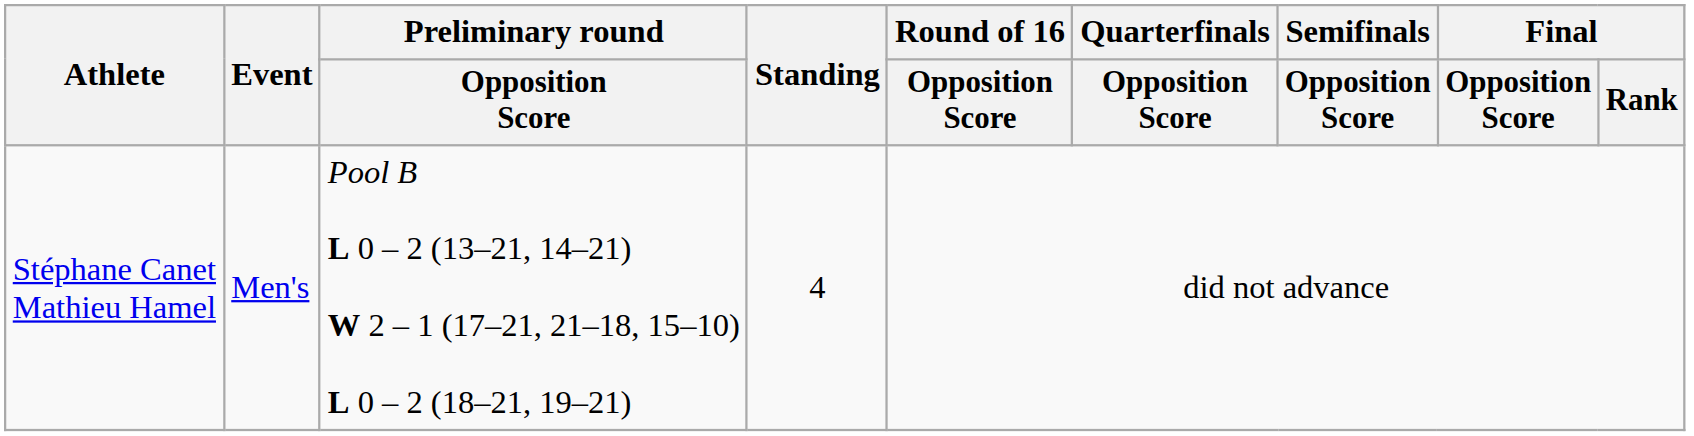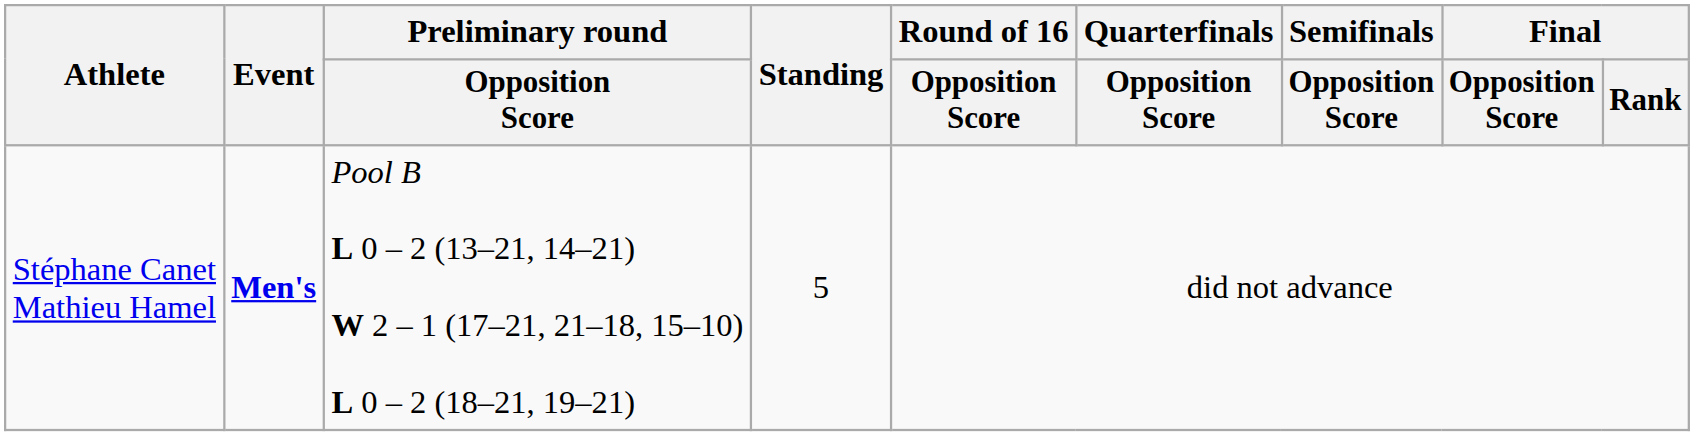(270, 287) normal -> (274, 287) bold
(817, 287) 4 -> (821, 287) 5
